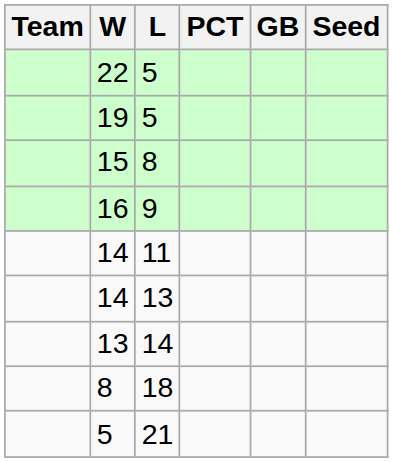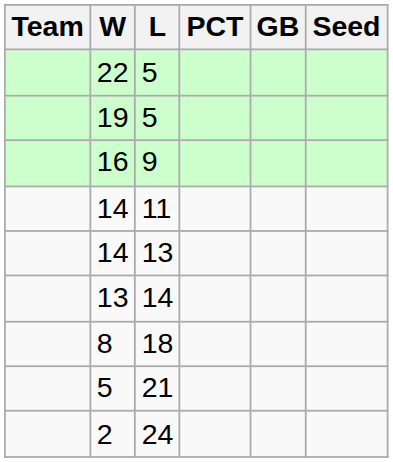- row: (113, 162)
+ row: (105, 433)
